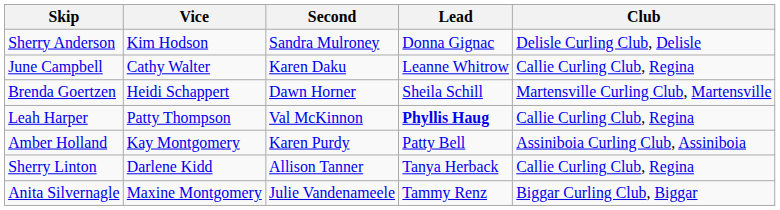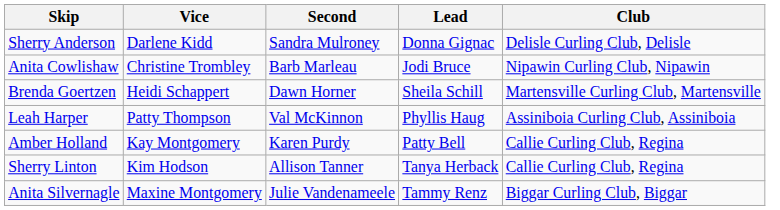(167, 42) Kim Hodson -> (170, 42) Darlene Kidd
- row: (55, 67)
+ row: (63, 67)
(446, 117) bold -> (443, 117) normal
(605, 117) Callie Curling Club, Regina -> (621, 117) Assiniboia Curling Club, Assiniboia
(631, 142) Assiniboia Curling Club, Assiniboia -> (595, 142) Callie Curling Club, Regina
(170, 167) Darlene Kidd -> (167, 167) Kim Hodson
